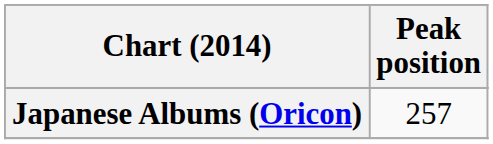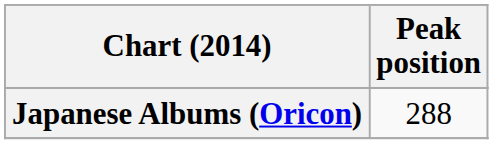(429, 112) 257 -> (429, 112) 288
